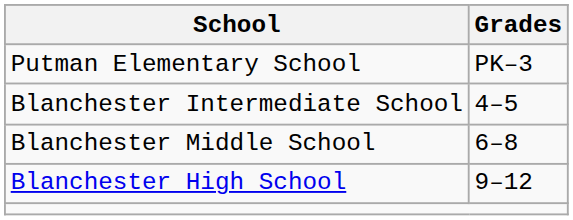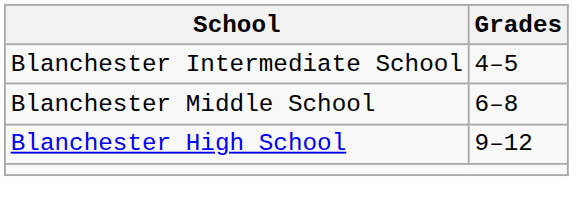- row: (186, 64)
